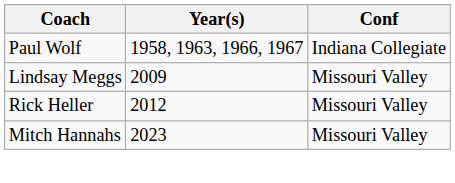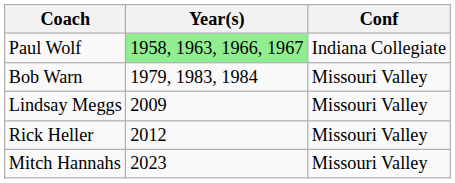(217, 47) no background -> (217, 47) lightgreen background
+ row: (46, 76)
